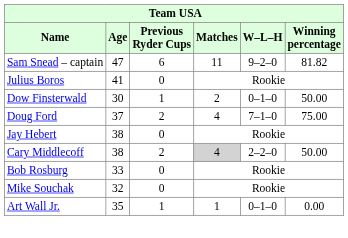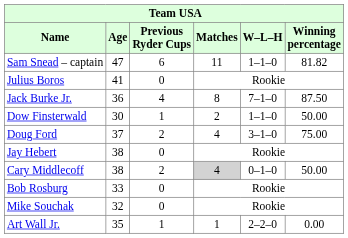(263, 62) 9–2–0 -> (263, 62) 1–1–0
+ row: (39, 98)
(263, 98) 0–1–0 -> (263, 116) 1–1–0
(263, 116) 7–1–0 -> (263, 134) 3–1–0
(263, 152) 2–2–0 -> (263, 170) 0–1–0
(263, 206) 0–1–0 -> (263, 224) 2–2–0
